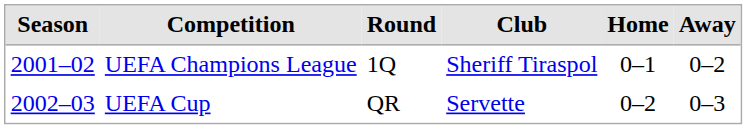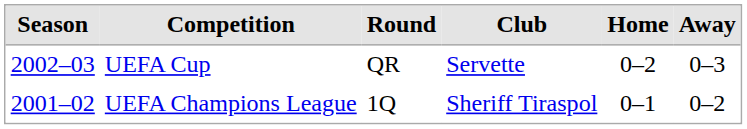rows swapped: (231, 64) <-> (158, 103)
